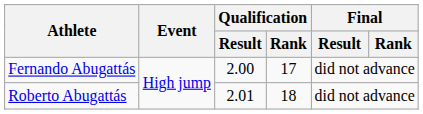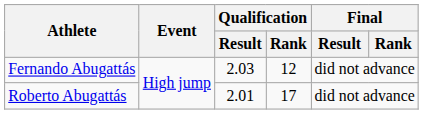(240, 70) 2.00 -> (240, 70) 2.03
(288, 70) 17 -> (288, 70) 12
(288, 96) 18 -> (288, 96) 17
